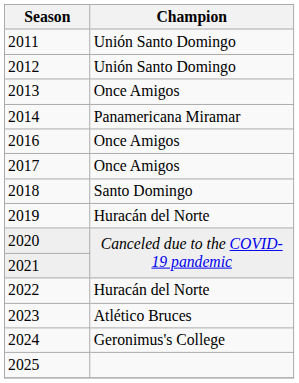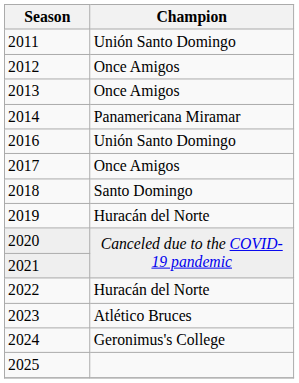(165, 66) Unión Santo Domingo -> (137, 66) Once Amigos
(137, 141) Once Amigos -> (165, 141) Unión Santo Domingo
